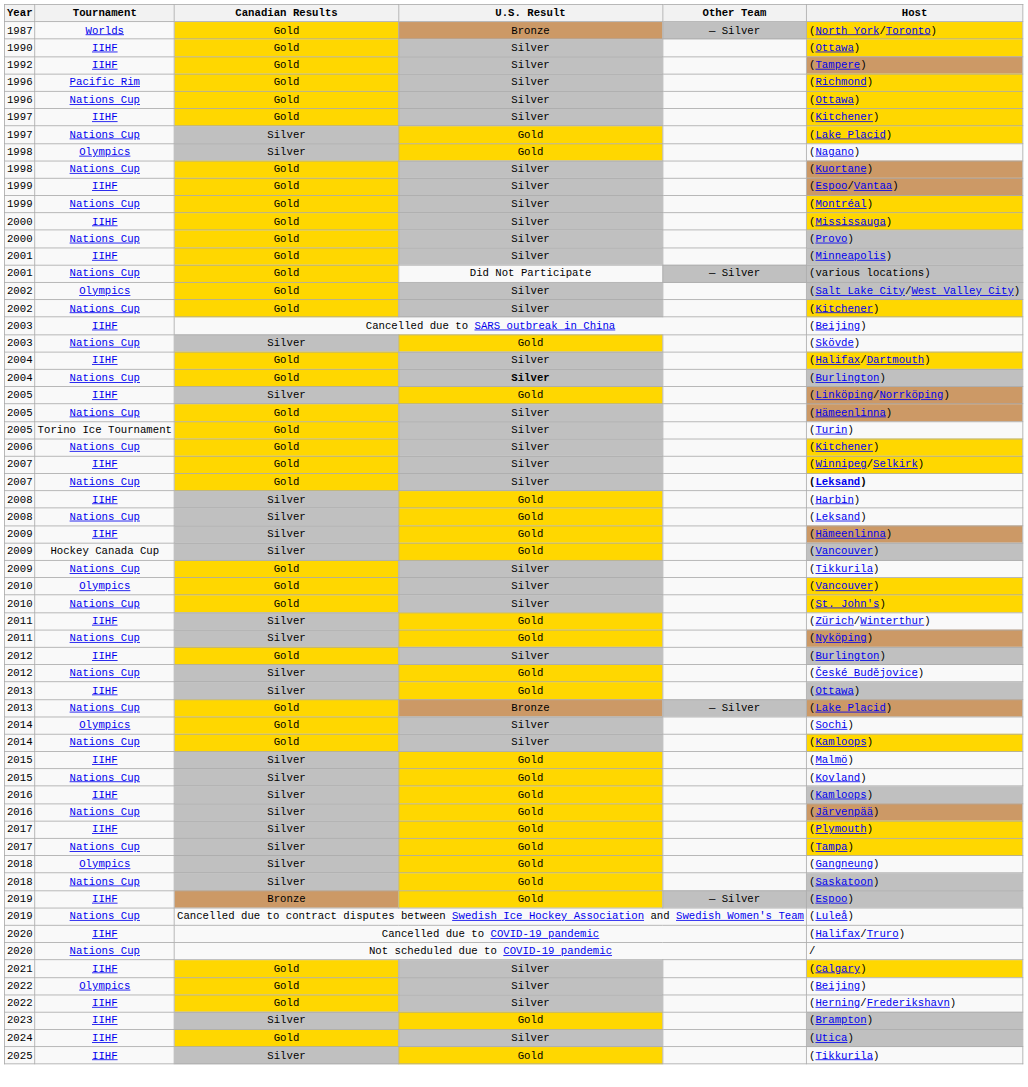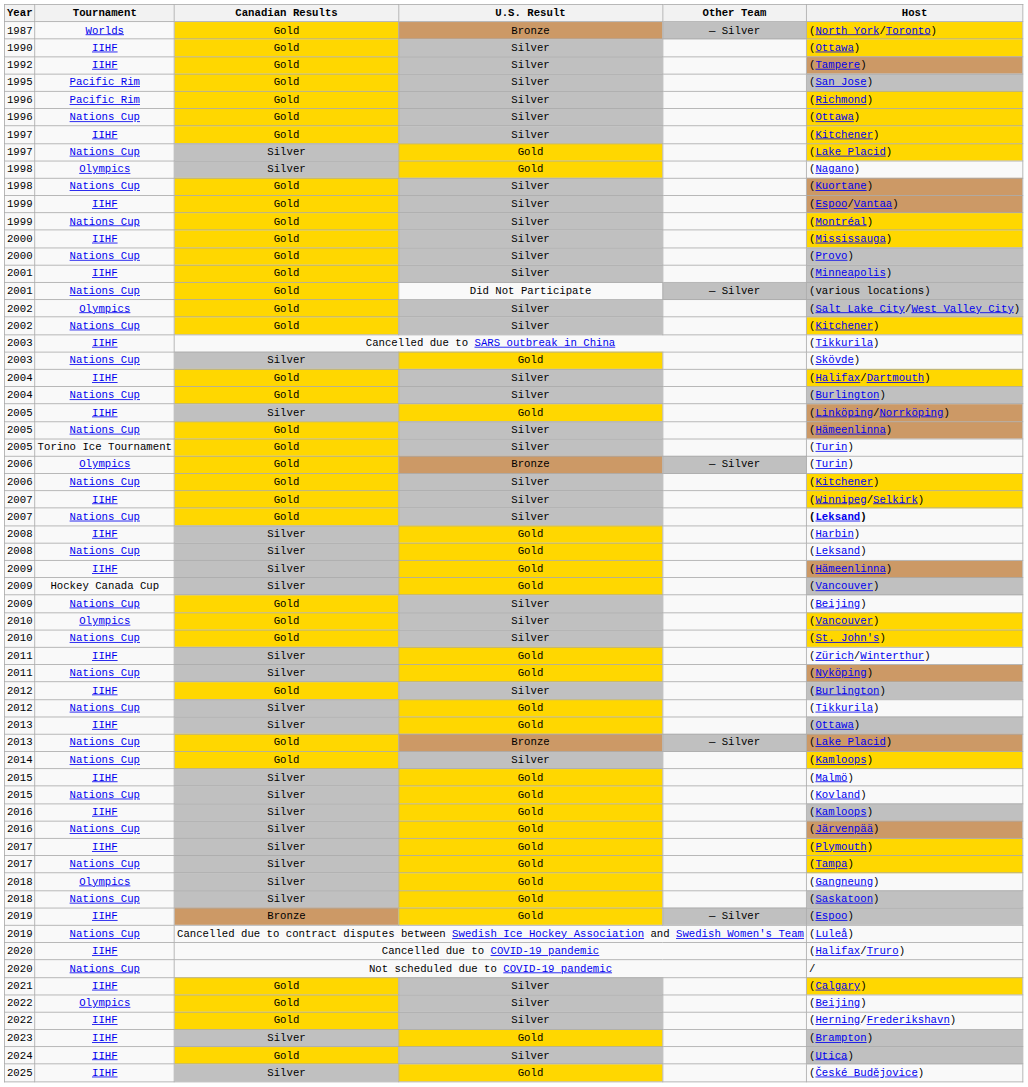+ row: (20, 83)
(838, 326) (Beijing) -> (844, 343) (Tikkurila)
(531, 378) bold -> (531, 395) normal
+ row: (20, 465)
(844, 569) (Tikkurila) -> (838, 604) (Beijing)
(867, 673) (České Budějovice) -> (844, 708) (Tikkurila)
- row: (20, 725)
(844, 1056) (Tikkurila) -> (867, 1073) (České Budějovice)
